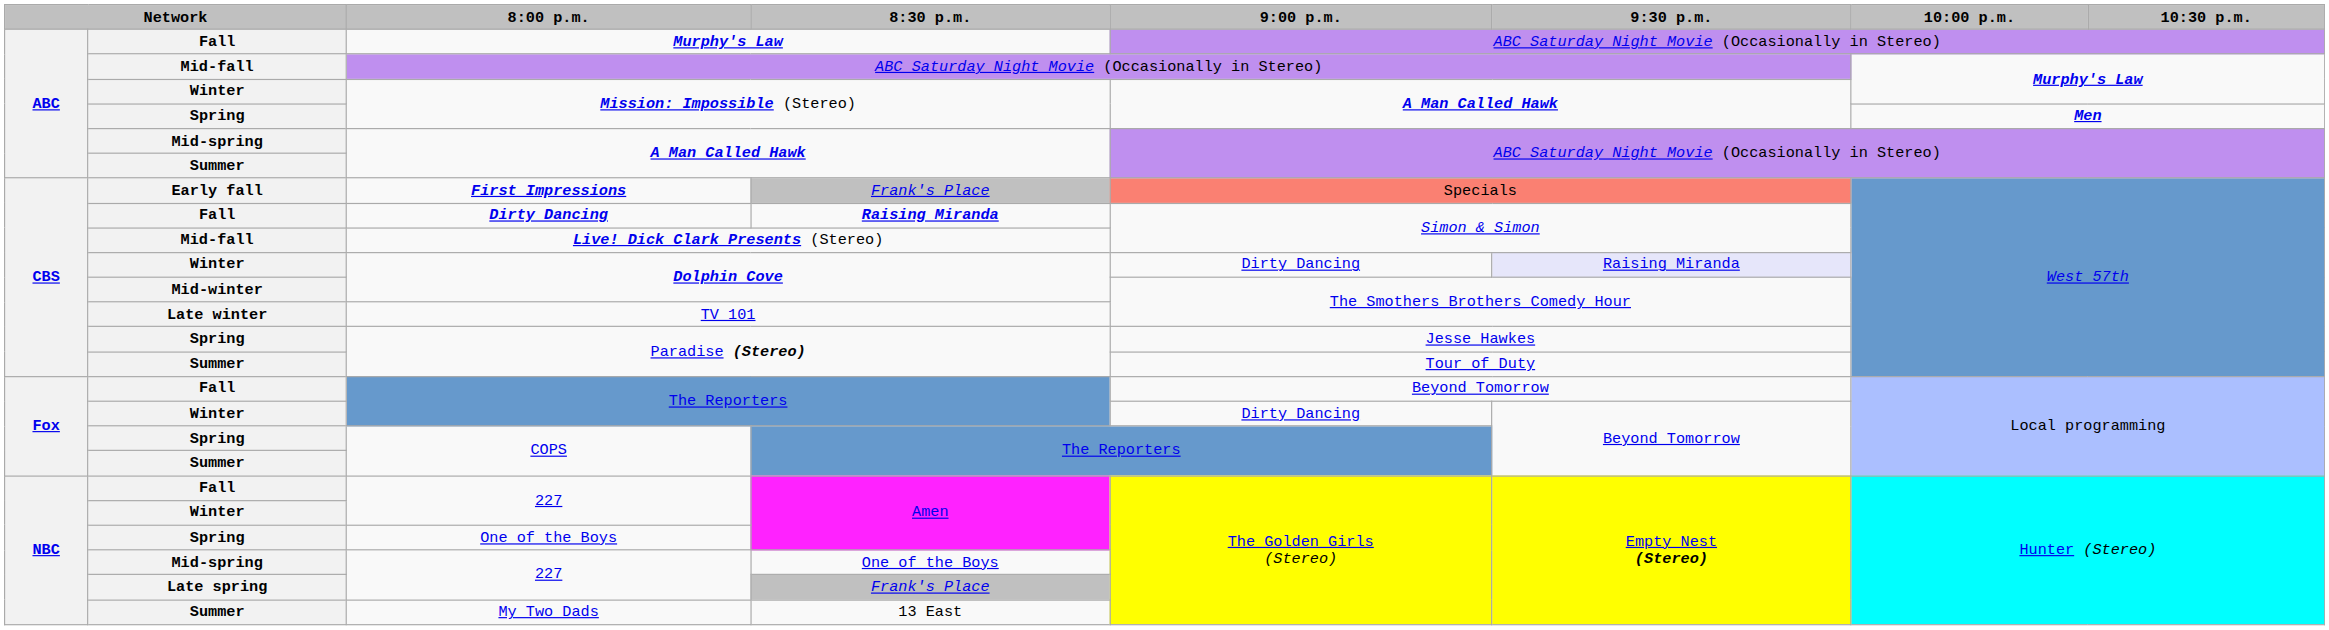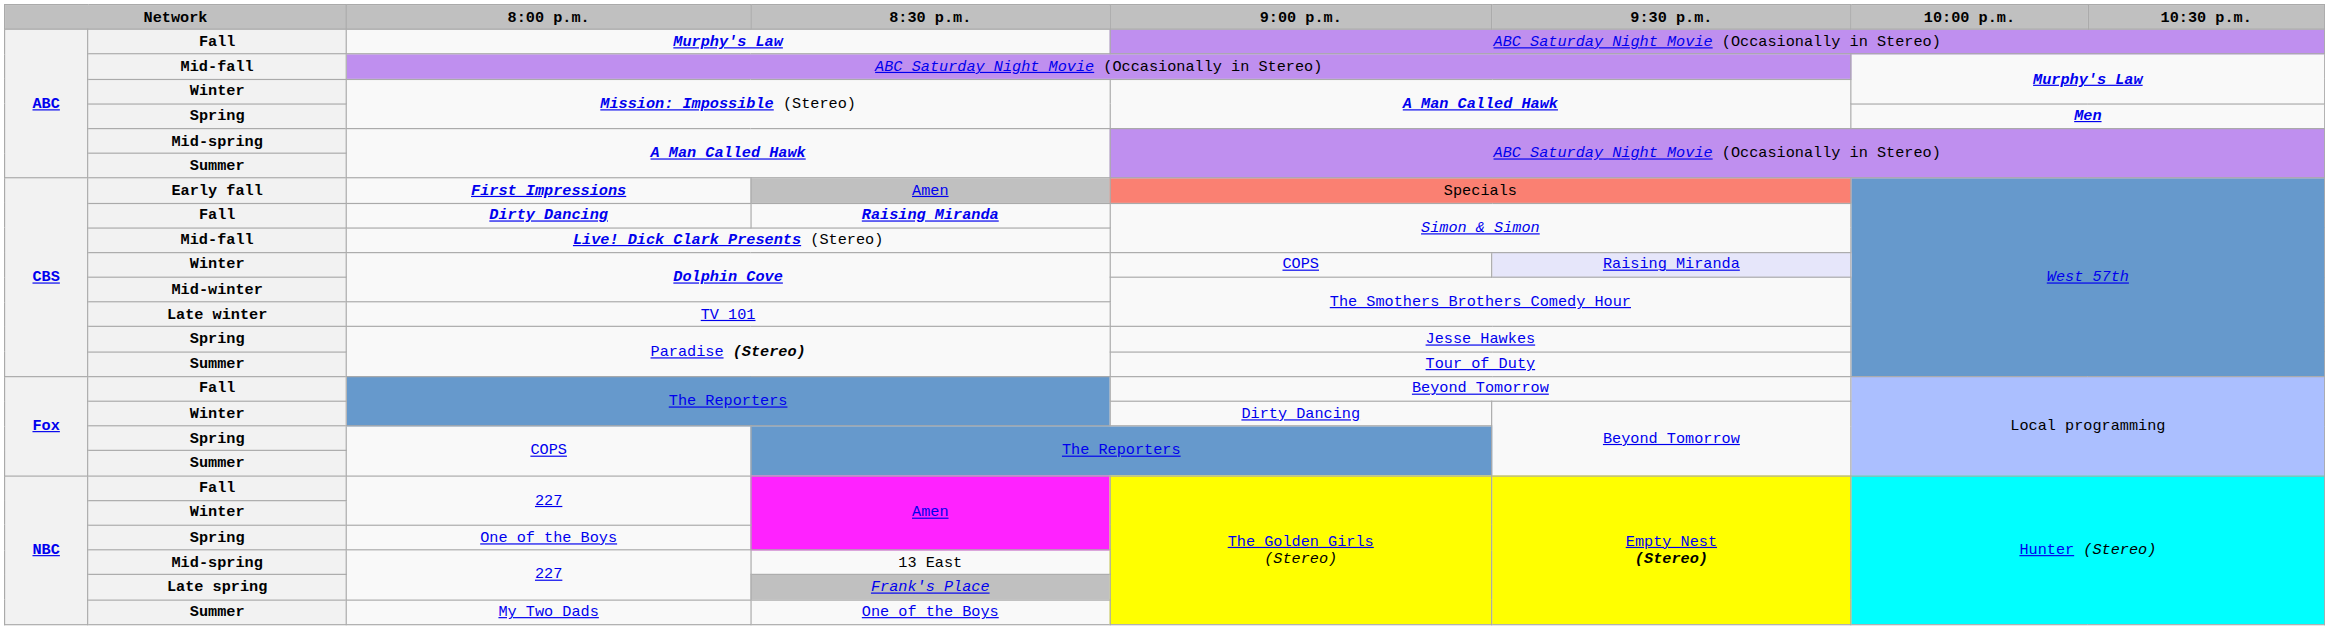(930, 191) Frank's Place -> (930, 191) Amen
(1301, 265) Dirty Dancing -> (1301, 265) COPS
(930, 562) One of the Boys -> (930, 562) 13 East
(930, 612) 13 East -> (930, 612) One of the Boys
